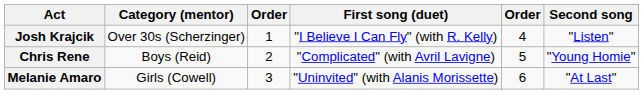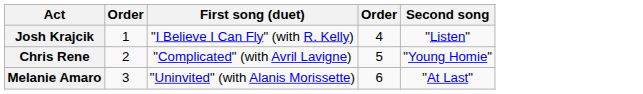- column: (176, 15)
